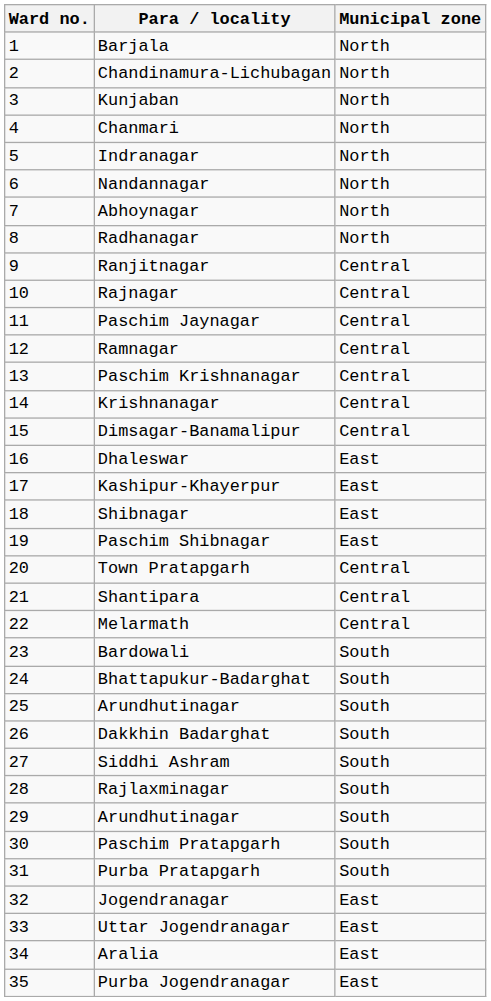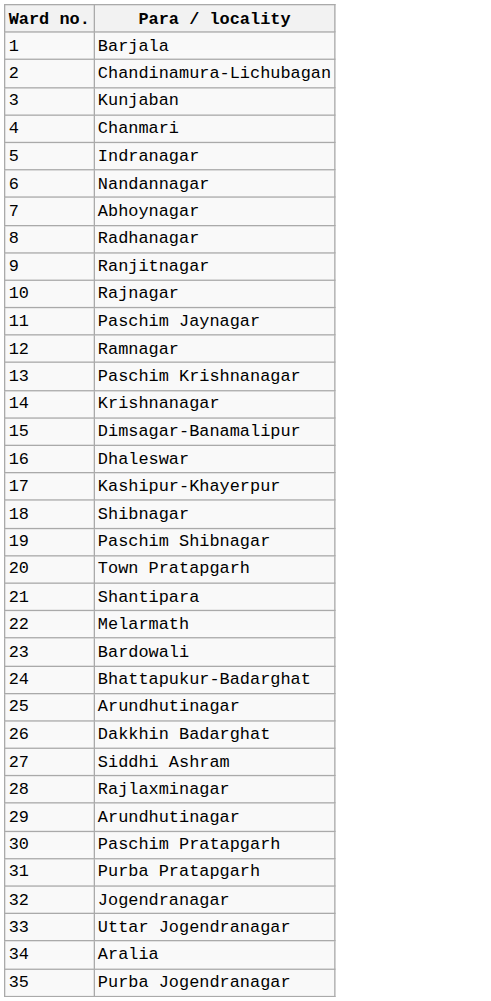- column: (410, 18)
